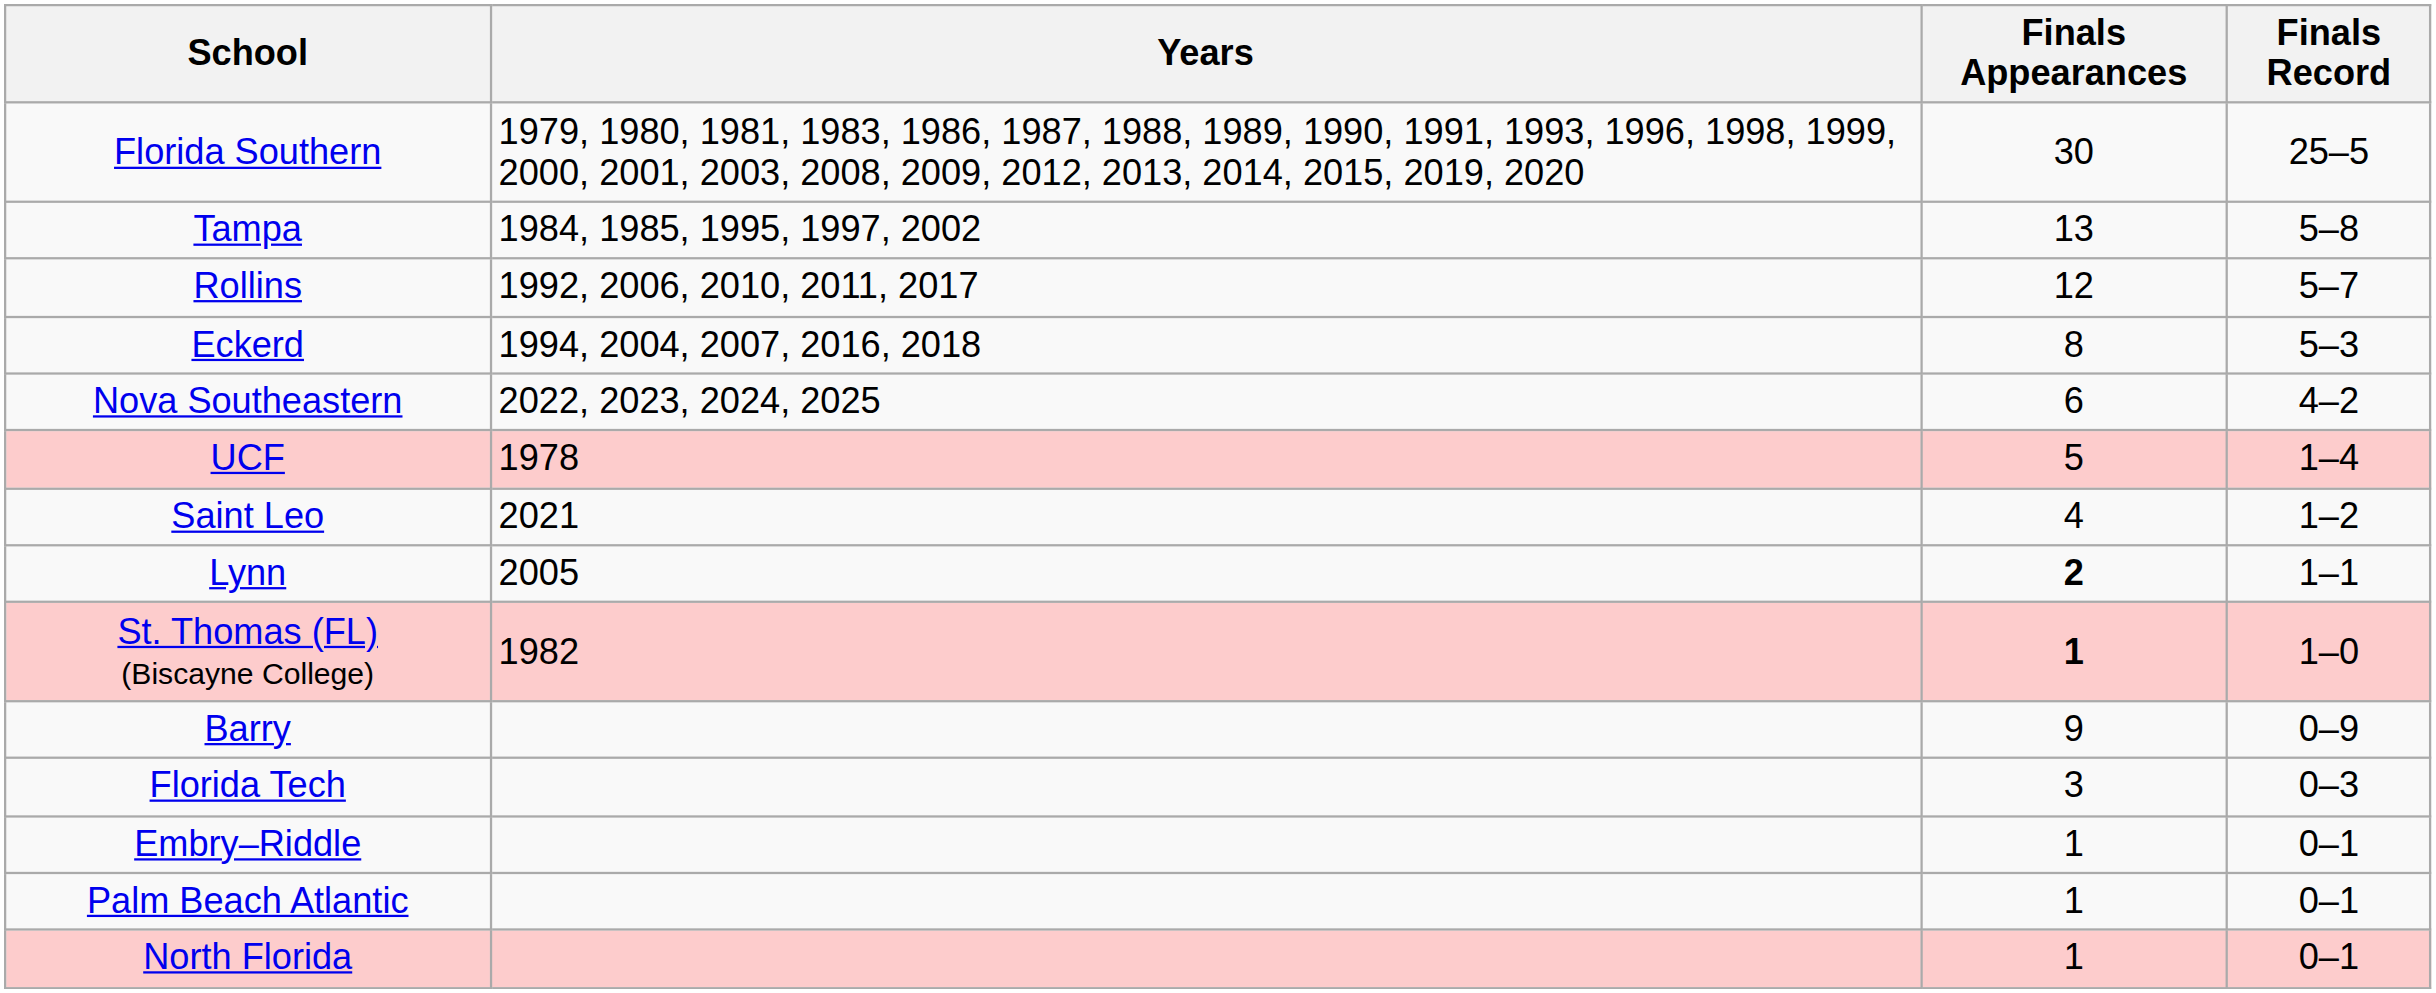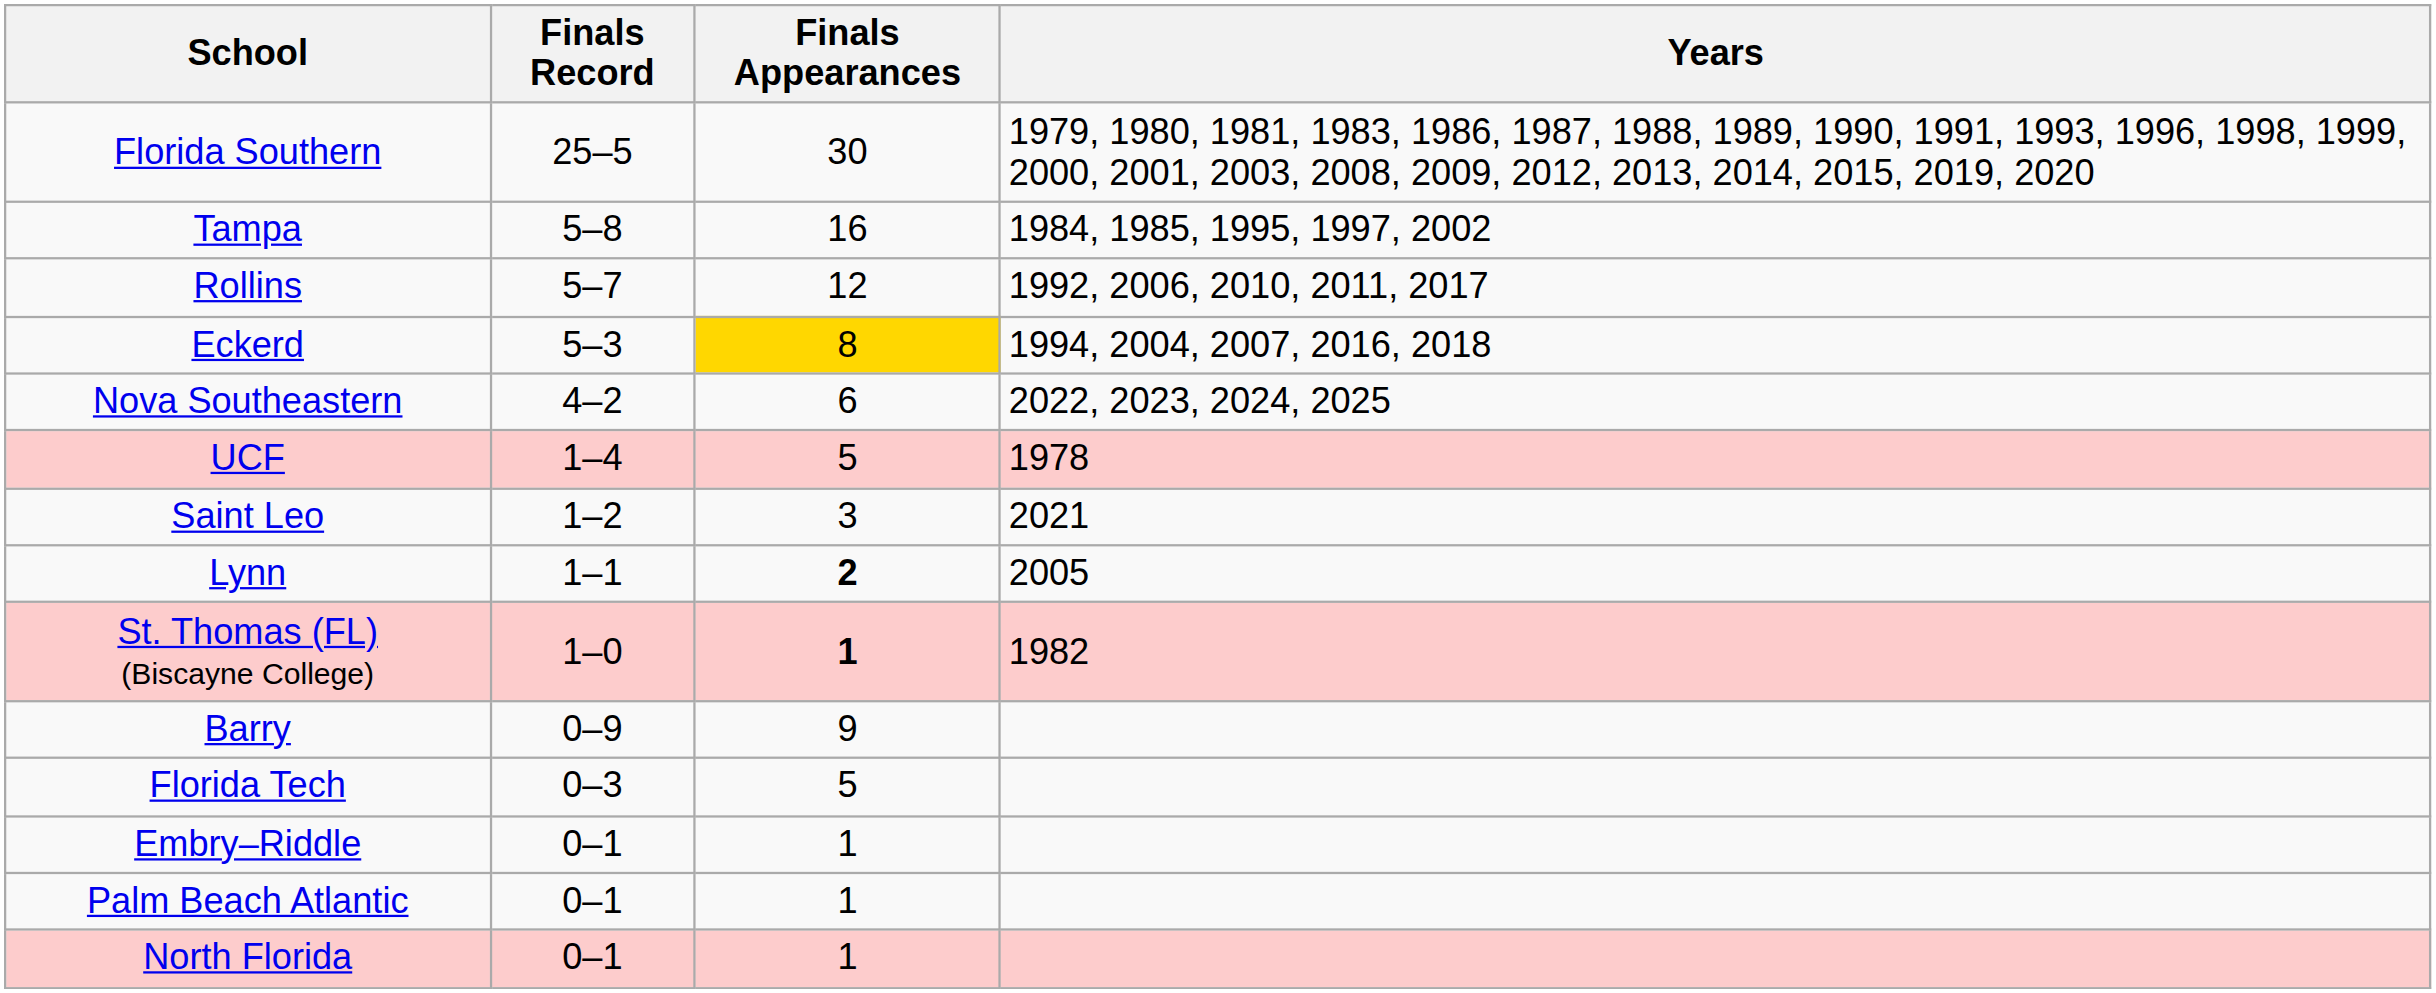columns swapped: (2329, 53) <-> (1206, 53)
(2074, 229) 13 -> (847, 229) 16
(2074, 343) no background -> (847, 343) gold background
(2074, 515) 4 -> (847, 515) 3
(2074, 786) 3 -> (847, 786) 5
